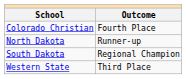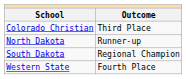(127, 28) Fourth Place -> (124, 28) Third Place
(124, 67) Third Place -> (127, 67) Fourth Place
